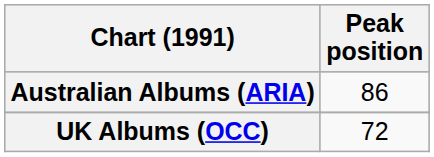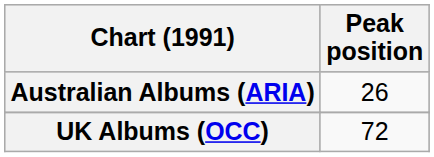(375, 91) 86 -> (375, 91) 26
